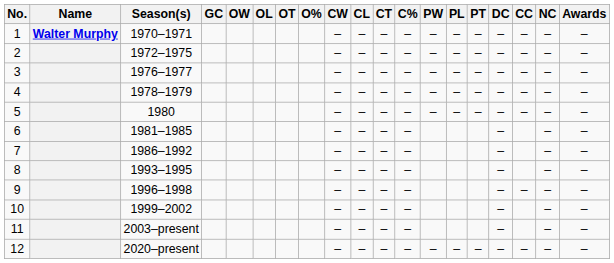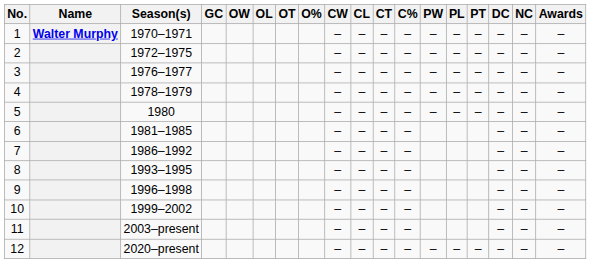- column: (524, 14)
